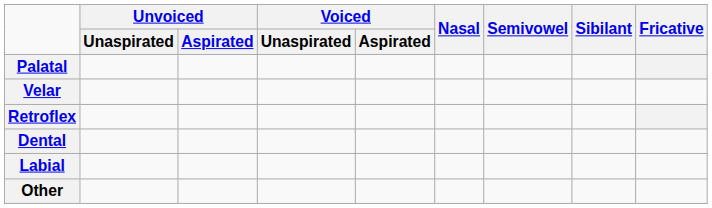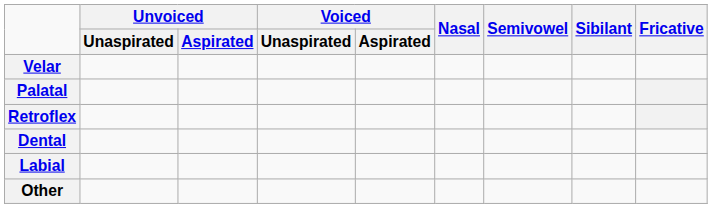rows swapped: (42, 91) <-> (42, 66)
